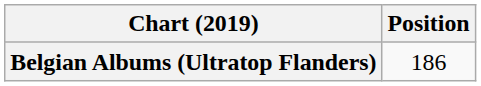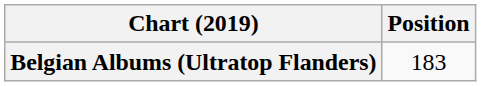(429, 61) 186 -> (429, 61) 183
